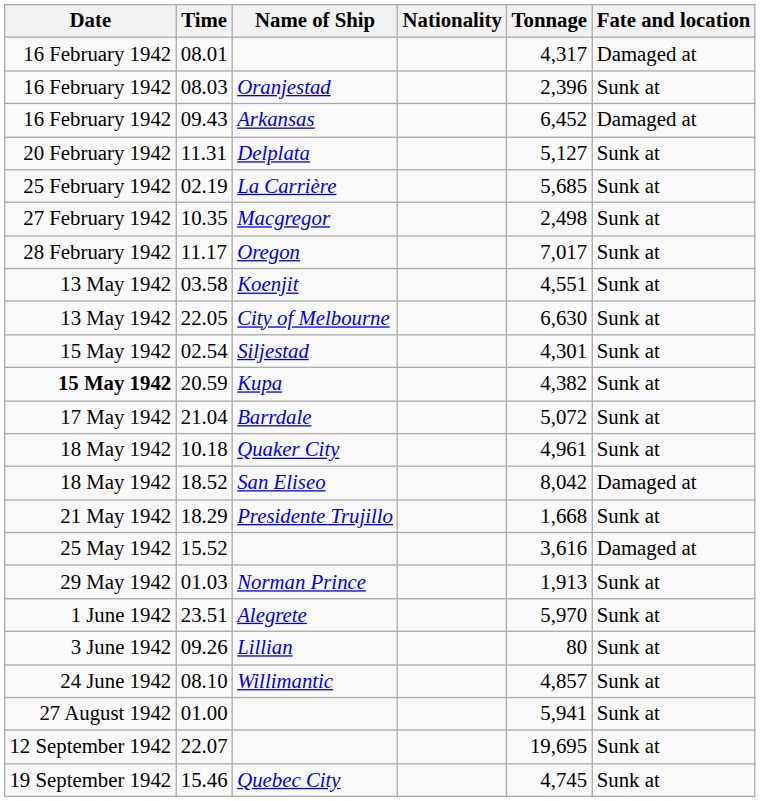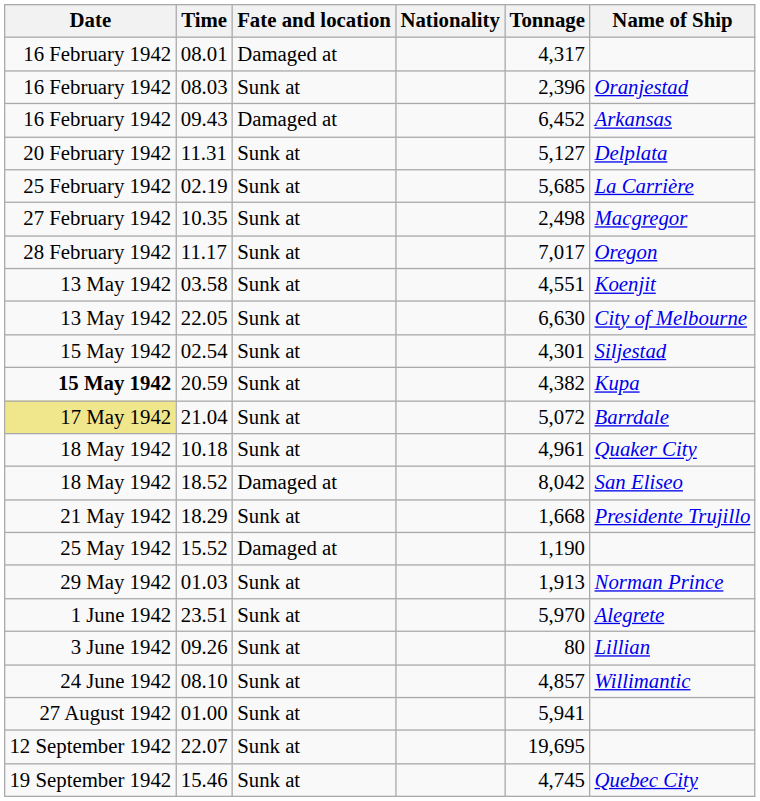columns swapped: (315, 20) <-> (674, 20)
(116, 416) no background -> (116, 416) khaki background
(564, 548) 3,616 -> (562, 548) 1,190
